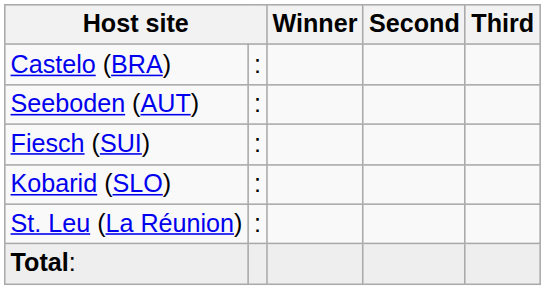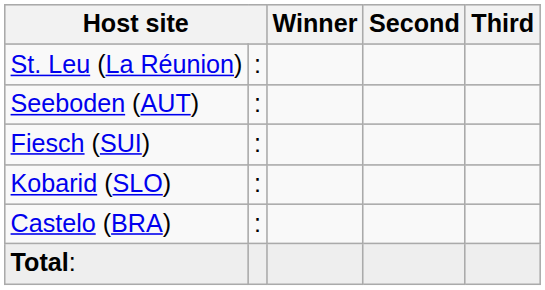rows swapped: (91, 64) <-> (126, 223)
